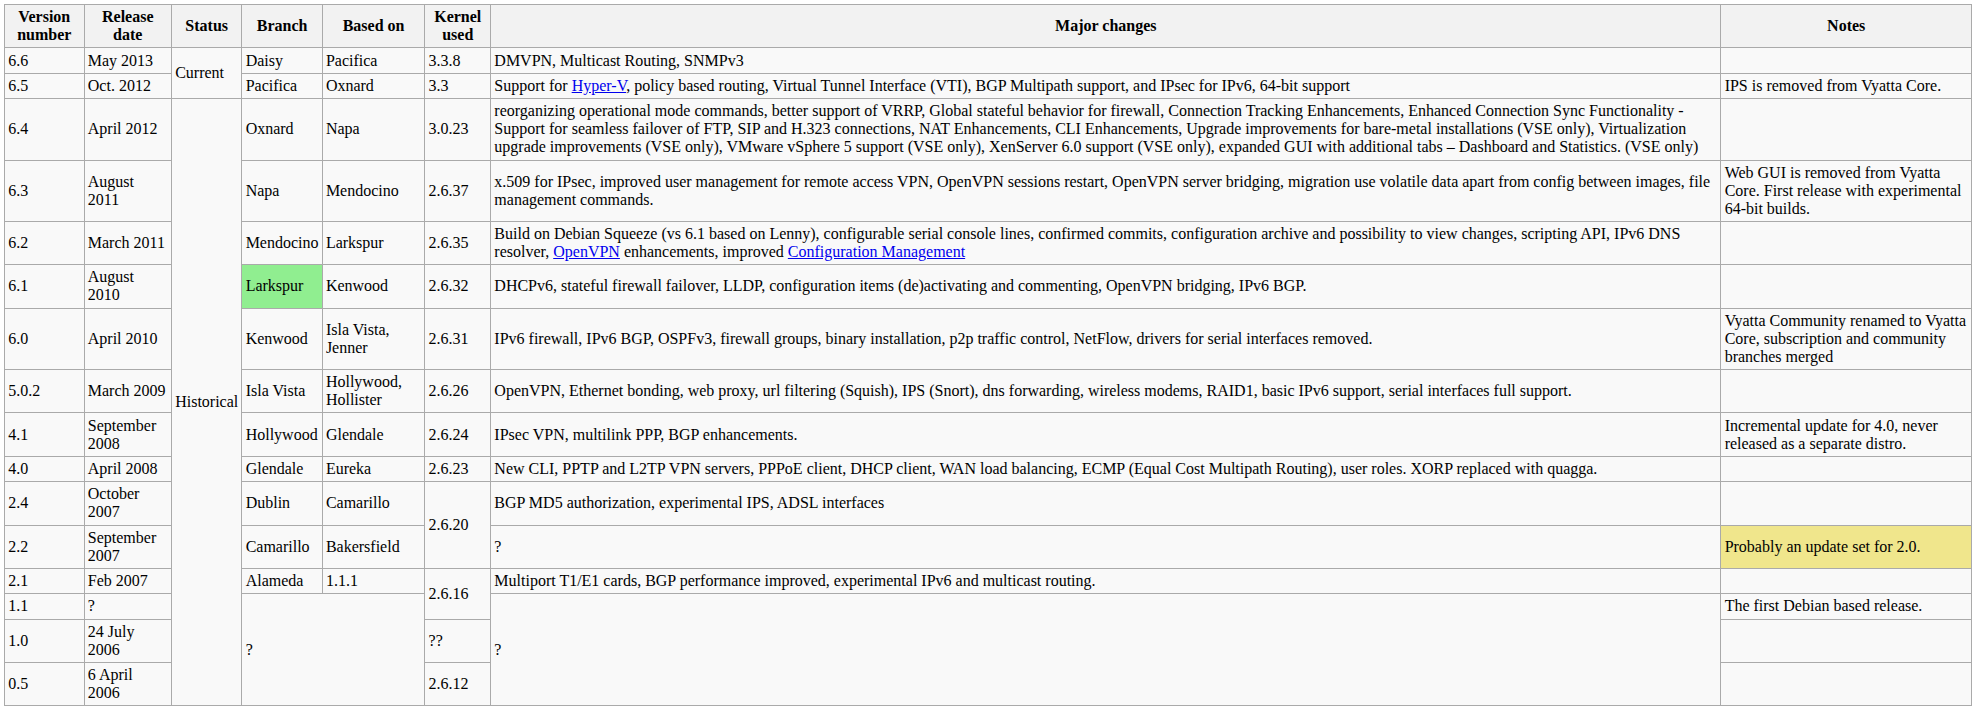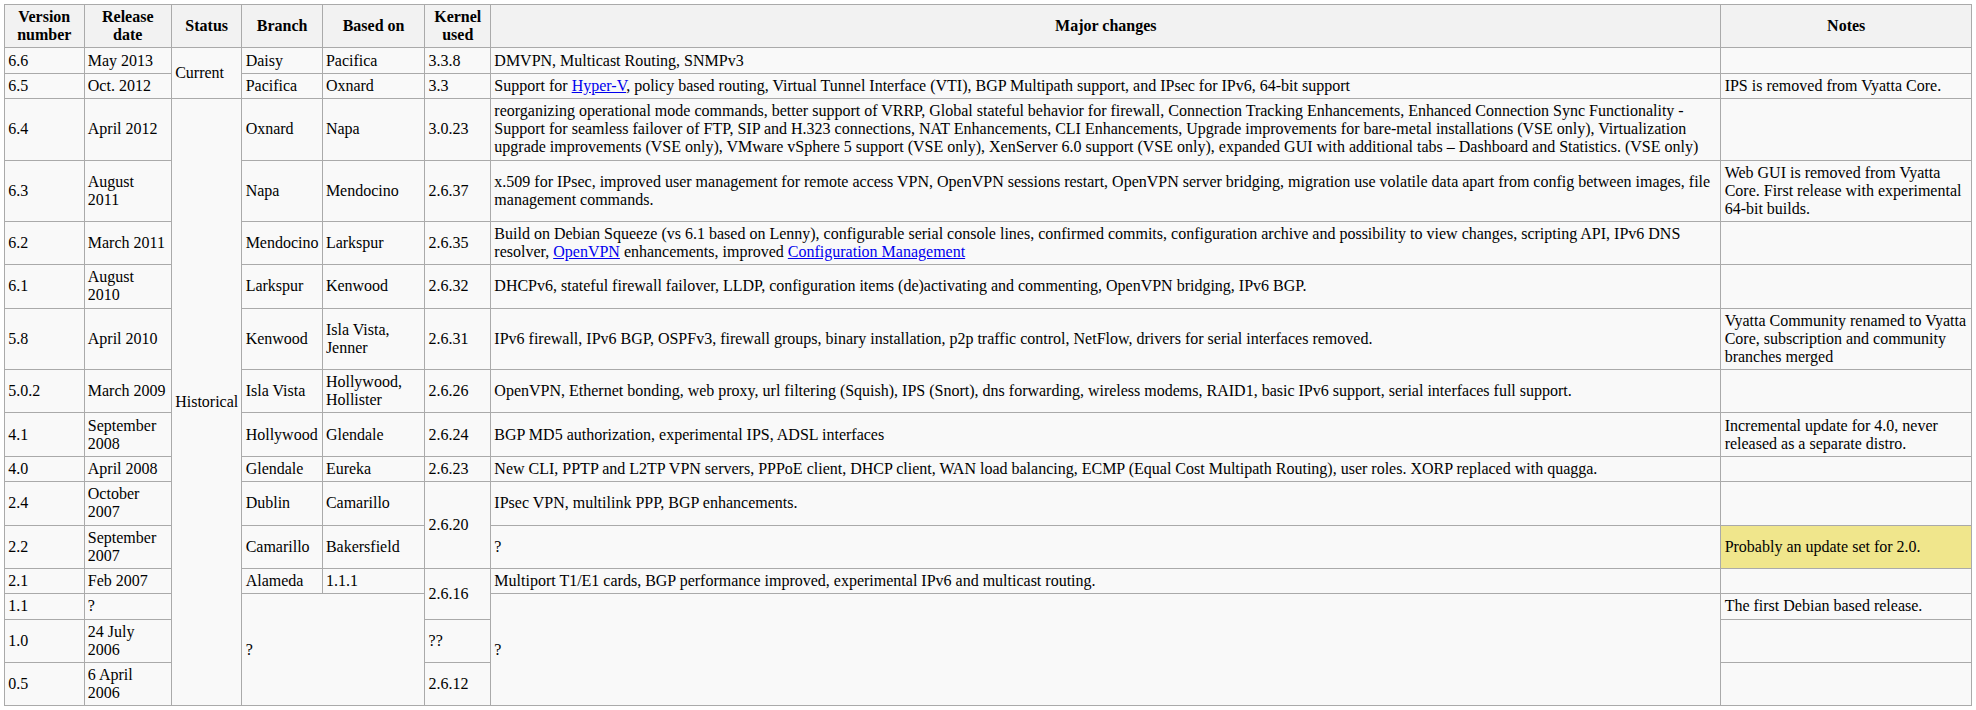(275, 286) lightgreen background -> (275, 286) no background
(18, 338) 6.0 -> (18, 338) 5.8
(646, 434) IPsec VPN, multilink PPP, BGP enhancements. -> (689, 434) BGP MD5 authorization, experimental IPS, ADSL interfaces
(689, 503) BGP MD5 authorization, experimental IPS, ADSL interfaces -> (646, 503) IPsec VPN, multilink PPP, BGP enhancements.
